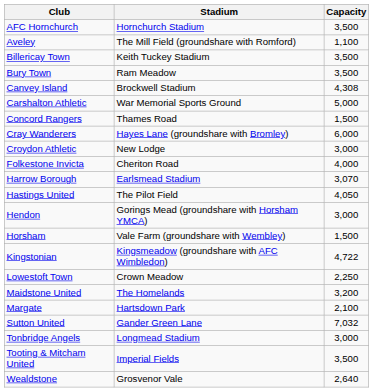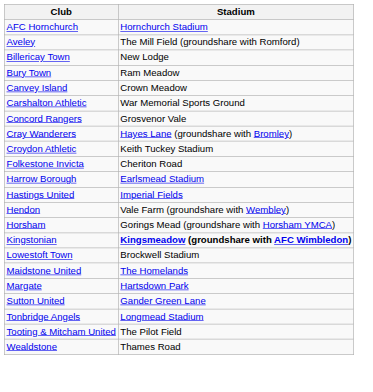- column: (346, 12)
(163, 57) Keith Tuckey Stadium -> (145, 57) New Lodge
(156, 88) Brockwell Stadium -> (154, 88) Crown Meadow
(147, 118) Thames Road -> (153, 118) Grosvenor Vale
(141, 149) New Lodge -> (167, 149) Keith Tuckey Stadium
(147, 194) The Pilot Field -> (152, 194) Imperial Fields
(207, 215) Gorings Mead (groundshare with Horsham YMCA) -> (205, 210) Vale Farm (groundshare with Wembley)
(201, 236) Vale Farm (groundshare with Wembley) -> (228, 225) Gorings Mead (groundshare with Horsham YMCA)
(197, 256) normal -> (236, 240) bold
(150, 277) Crown Meadow -> (160, 255) Brockwell Stadium
(148, 358) Imperial Fields -> (151, 331) The Pilot Field
(150, 379) Grosvenor Vale -> (150, 347) Thames Road
